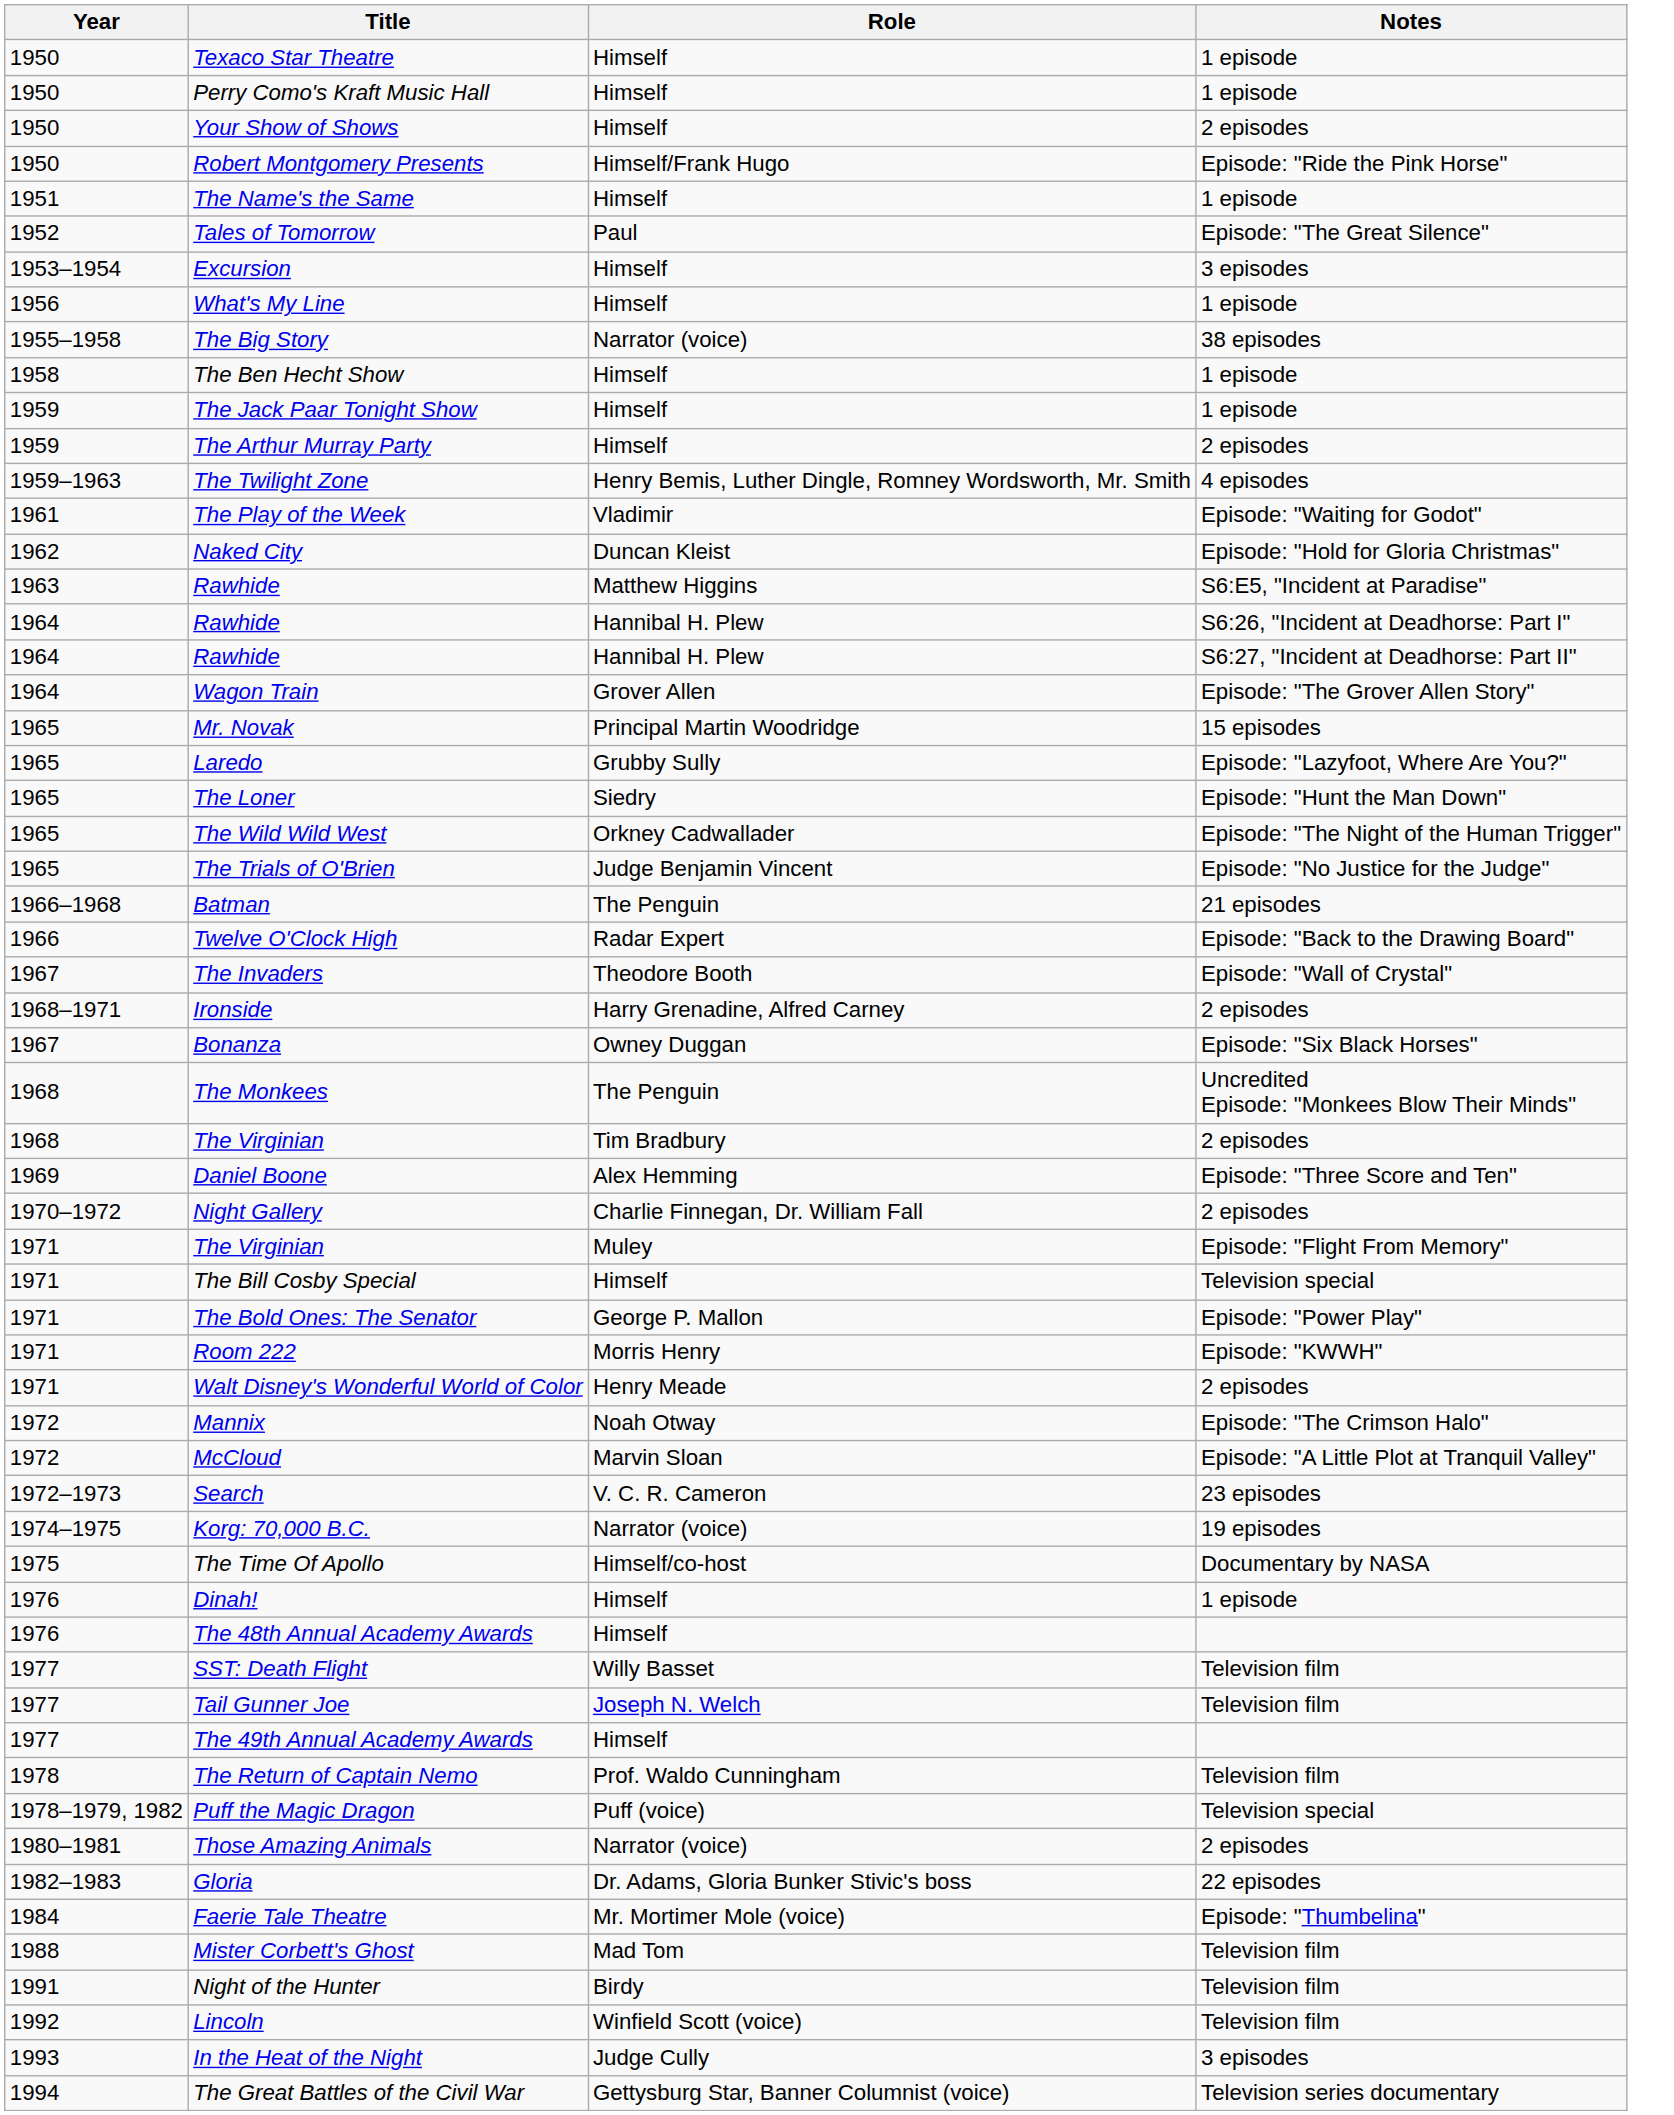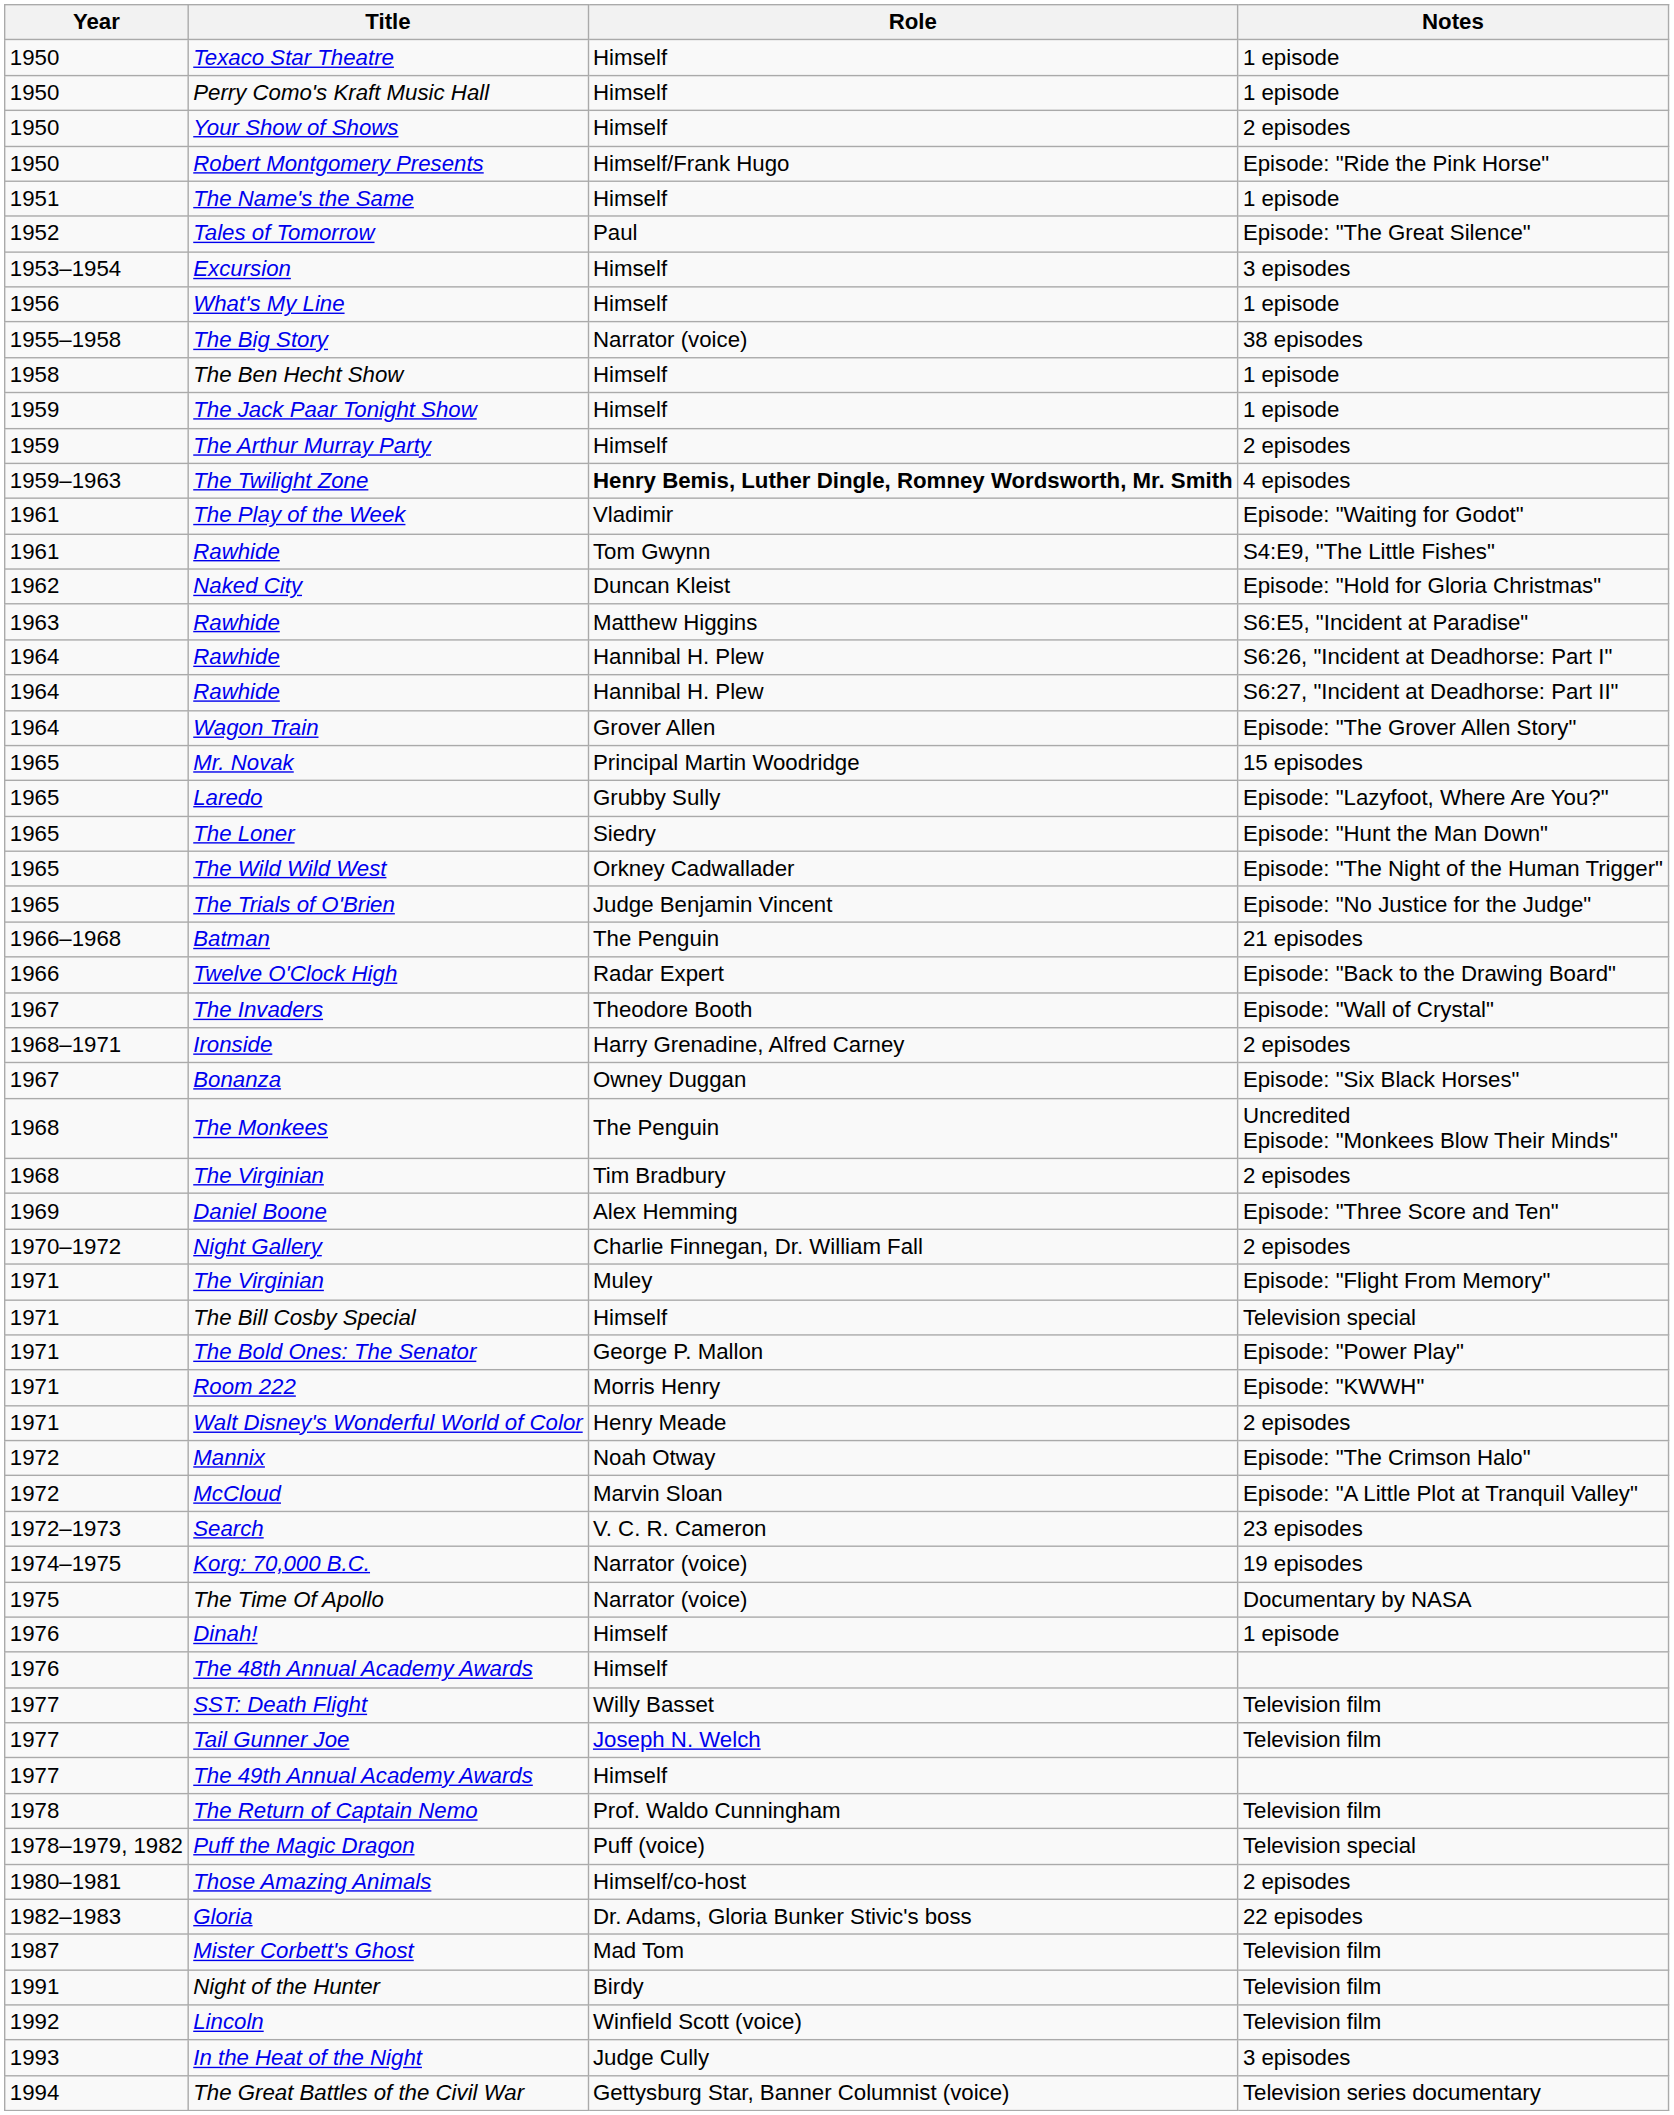(892, 480) normal -> (913, 480) bold
+ row: (237, 551)
(670, 1563) Himself/co-host -> (670, 1599) Narrator (voice)
(670, 1845) Narrator (voice) -> (670, 1881) Himself/co-host
- row: (290, 1916)
(35, 1951) 1988 -> (35, 1951) 1987
